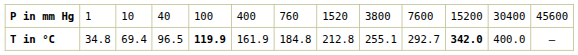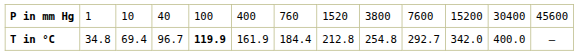(170, 39) 96.5 -> (170, 39) 96.7
(295, 39) 184.8 -> (295, 39) 184.4
(381, 39) 255.1 -> (381, 39) 254.8
(467, 39) bold -> (467, 39) normal
